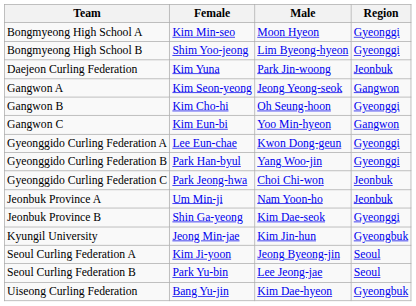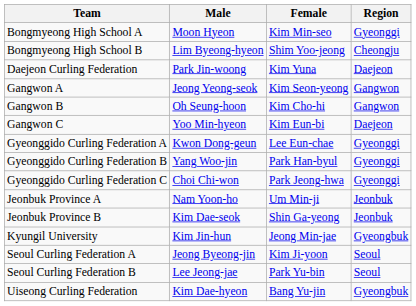columns swapped: (212, 13) <-> (303, 13)
(377, 50) Gyeonggi -> (376, 50) Cheongju
(373, 69) Jeonbuk -> (373, 69) Daejeon
(377, 106) Gyeonggi -> (376, 106) Gangwon
(376, 124) Gangwon -> (373, 124) Daejeon
(373, 180) Jeonbuk -> (377, 180) Gyeonggi
(377, 217) Gyeonggi -> (373, 217) Jeonbuk
